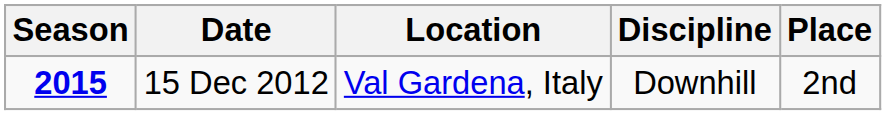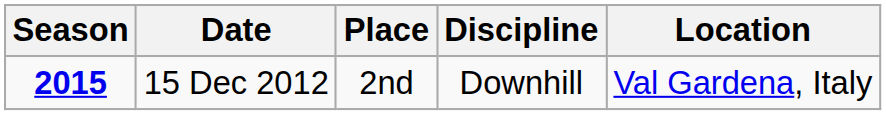columns swapped: (473, 30) <-> (830, 30)
